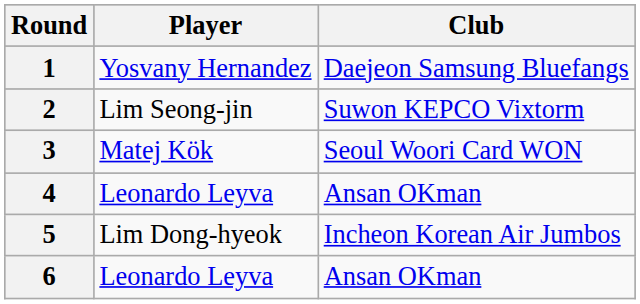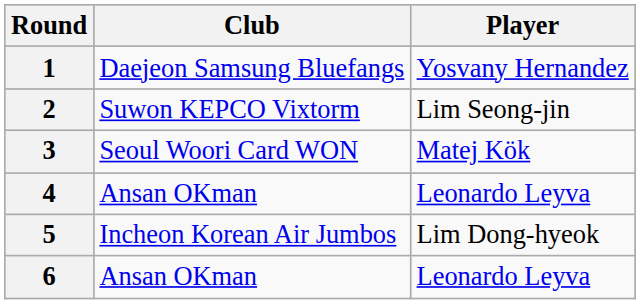columns swapped: (205, 25) <-> (476, 25)
